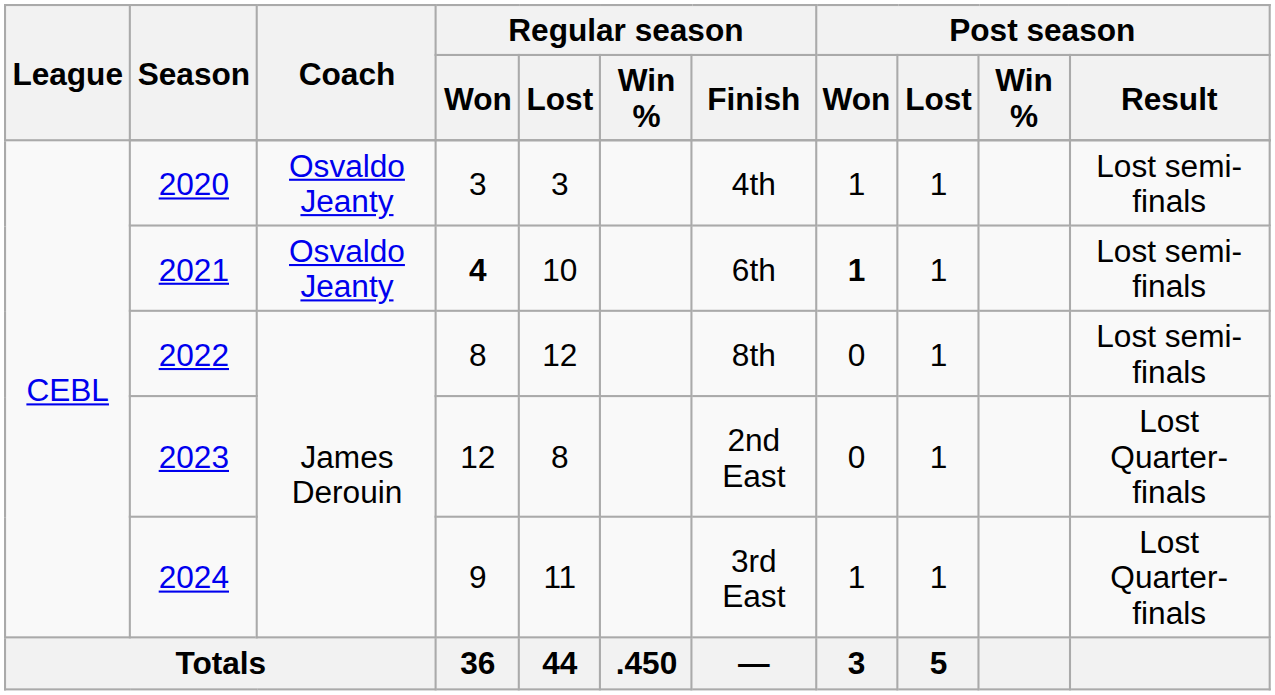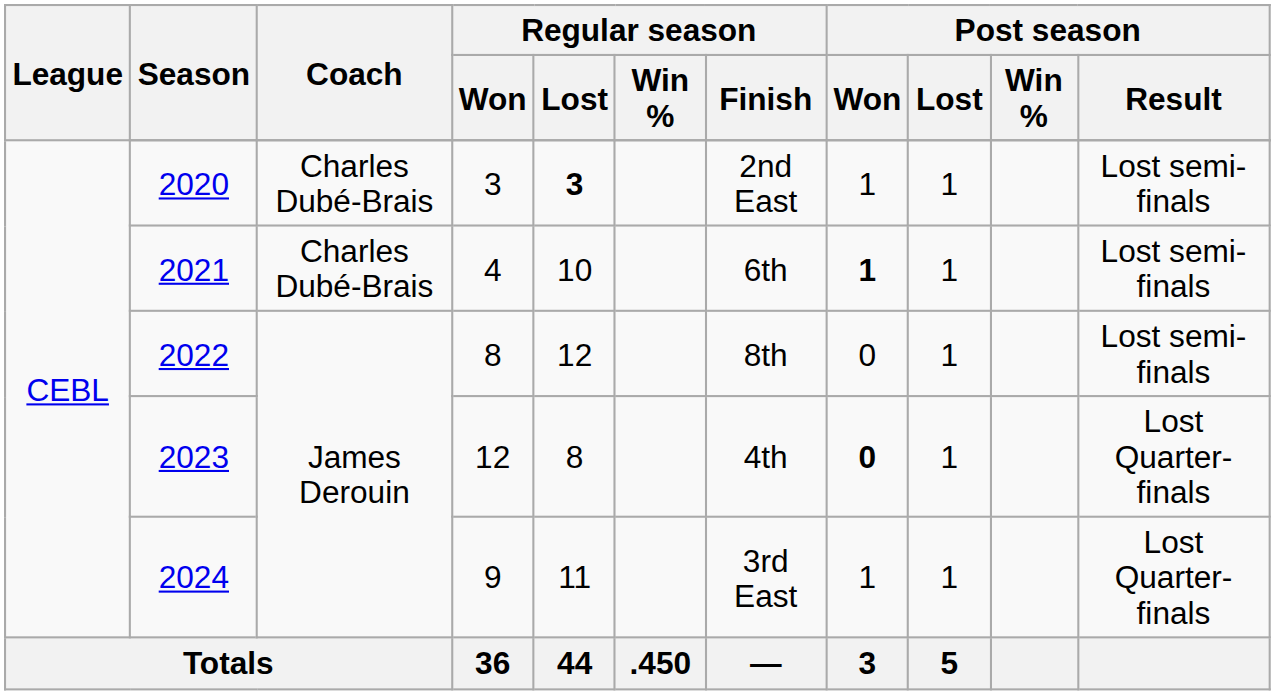(347, 183) Osvaldo Jeanty -> (354, 183) Charles Dubé-Brais
(560, 183) normal -> (575, 183) bold
(754, 183) 4th -> (766, 183) 2nd East
(347, 269) Osvaldo Jeanty -> (354, 269) Charles Dubé-Brais
(478, 269) bold -> (493, 269) normal
(754, 457) 2nd East -> (766, 457) 4th
(856, 457) normal -> (867, 457) bold
